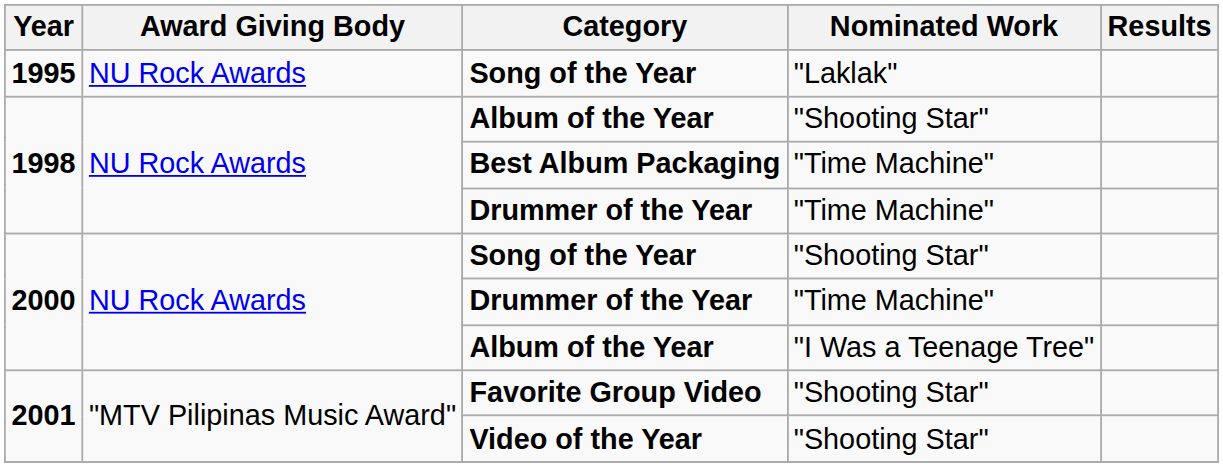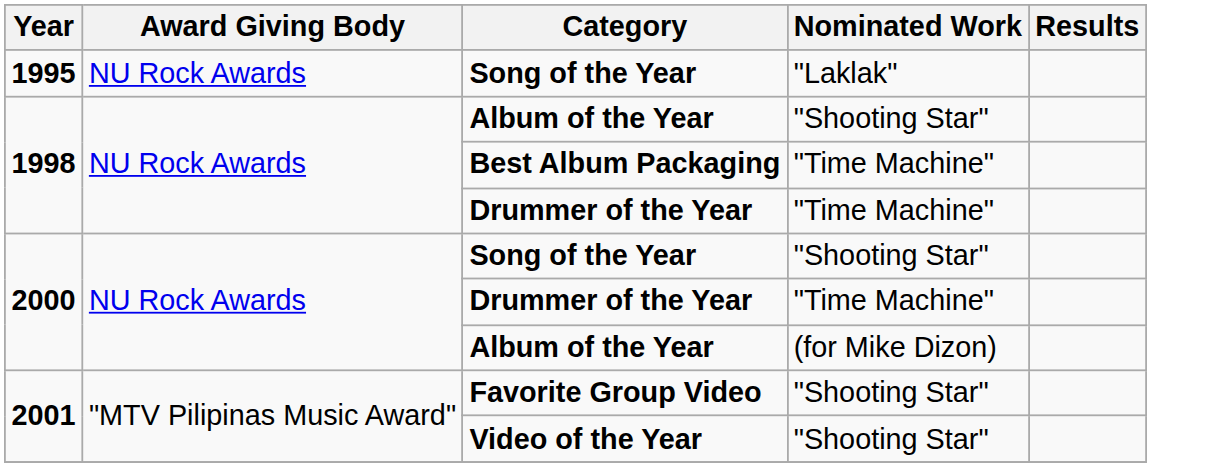(944, 347) "I Was a Teenage Tree" -> (895, 347) (for Mike Dizon)
